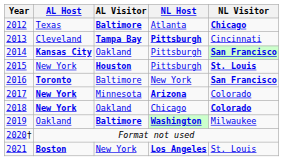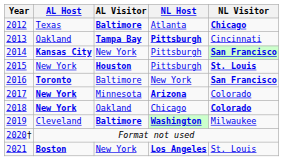(59, 39) Cleveland -> (54, 39) Oakland
(114, 53) Oakland -> (116, 53) New York
(54, 121) Oakland -> (59, 121) Cleveland
